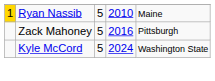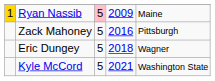(100, 13) no background -> (100, 13) pink background
(121, 13) 2010 -> (121, 13) 2009
+ row: (49, 48)
(121, 48) 2024 -> (121, 66) 2021
